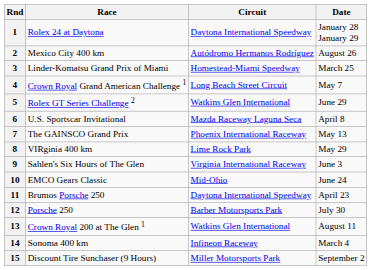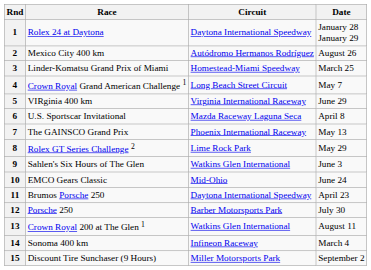(81, 103) Rolex GT Series Challenge 2 -> (60, 101) VIRginia 400 km
(240, 103) Watkins Glen International -> (248, 101) Virginia International Raceway
(60, 149) VIRginia 400 km -> (81, 148) Rolex GT Series Challenge 2
(248, 165) Virginia International Raceway -> (240, 165) Watkins Glen International
